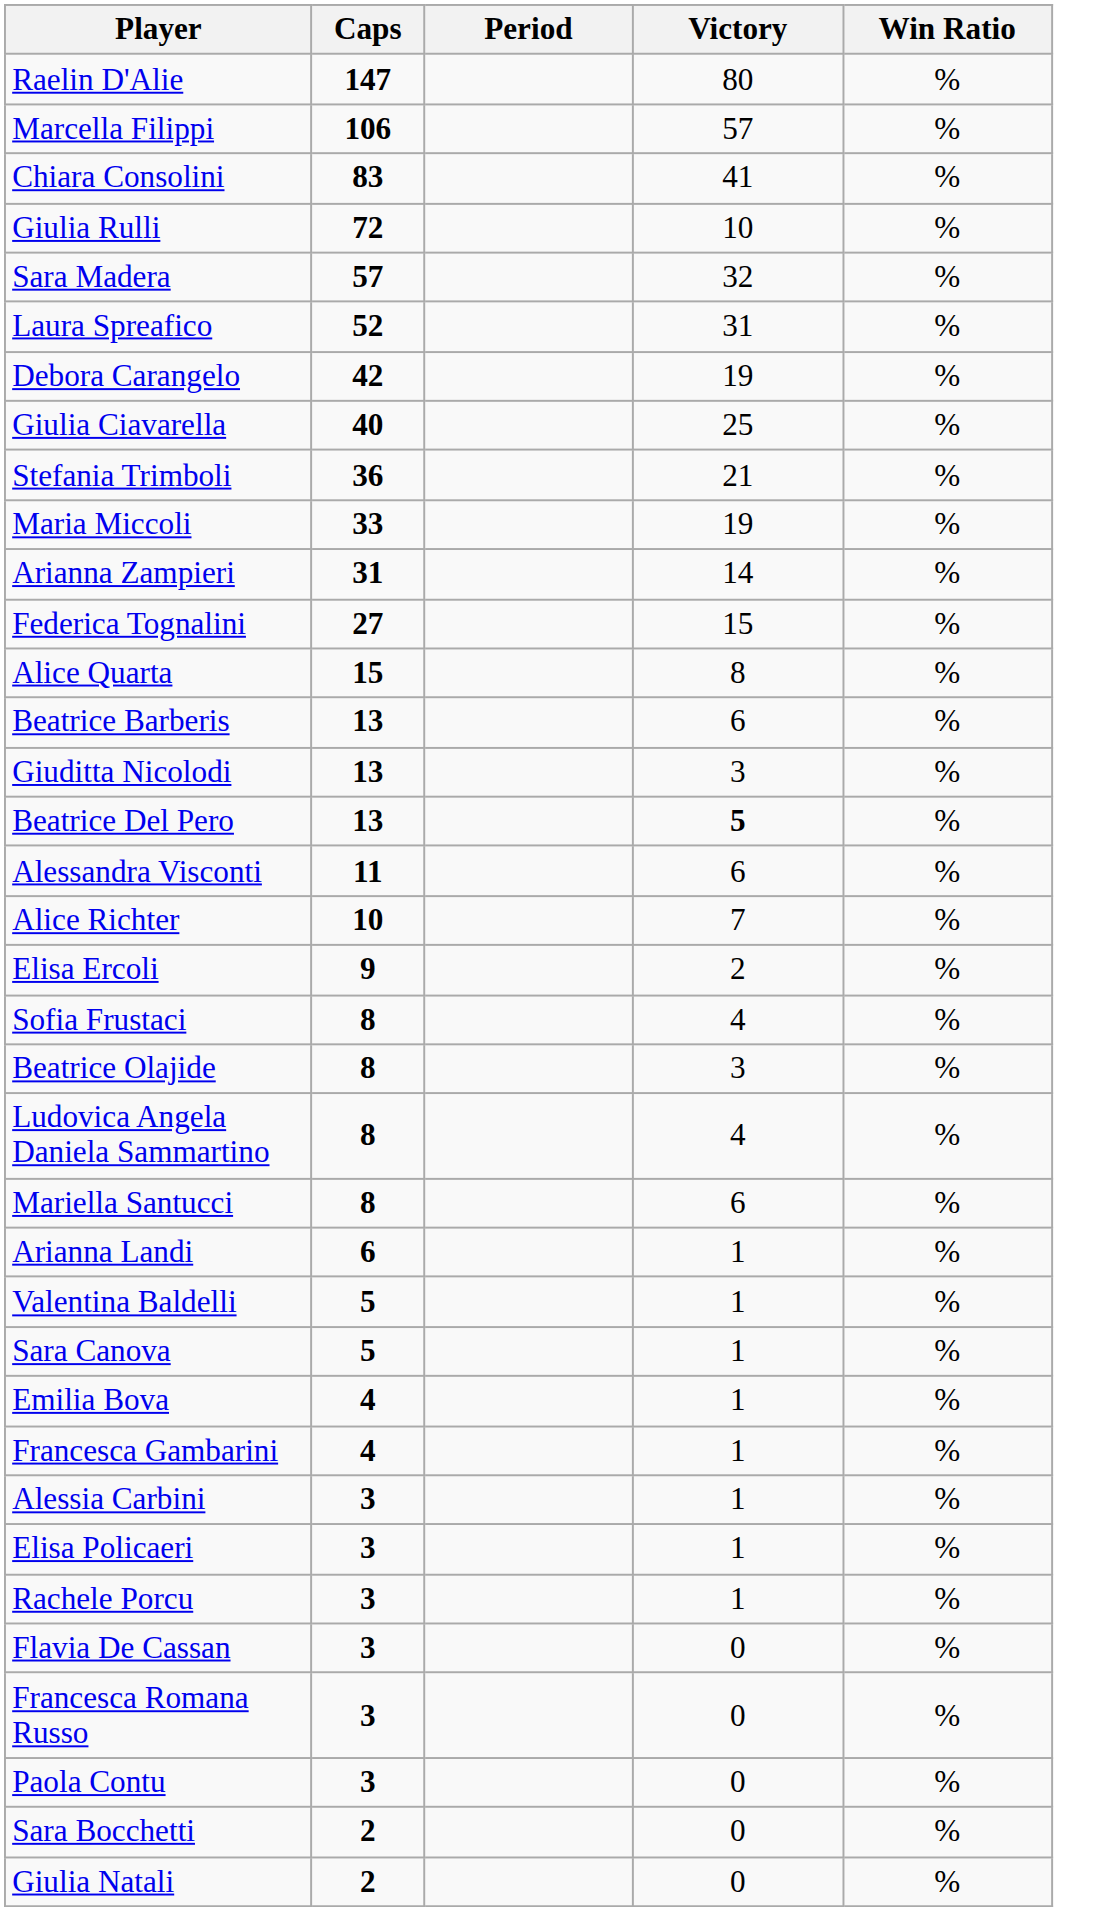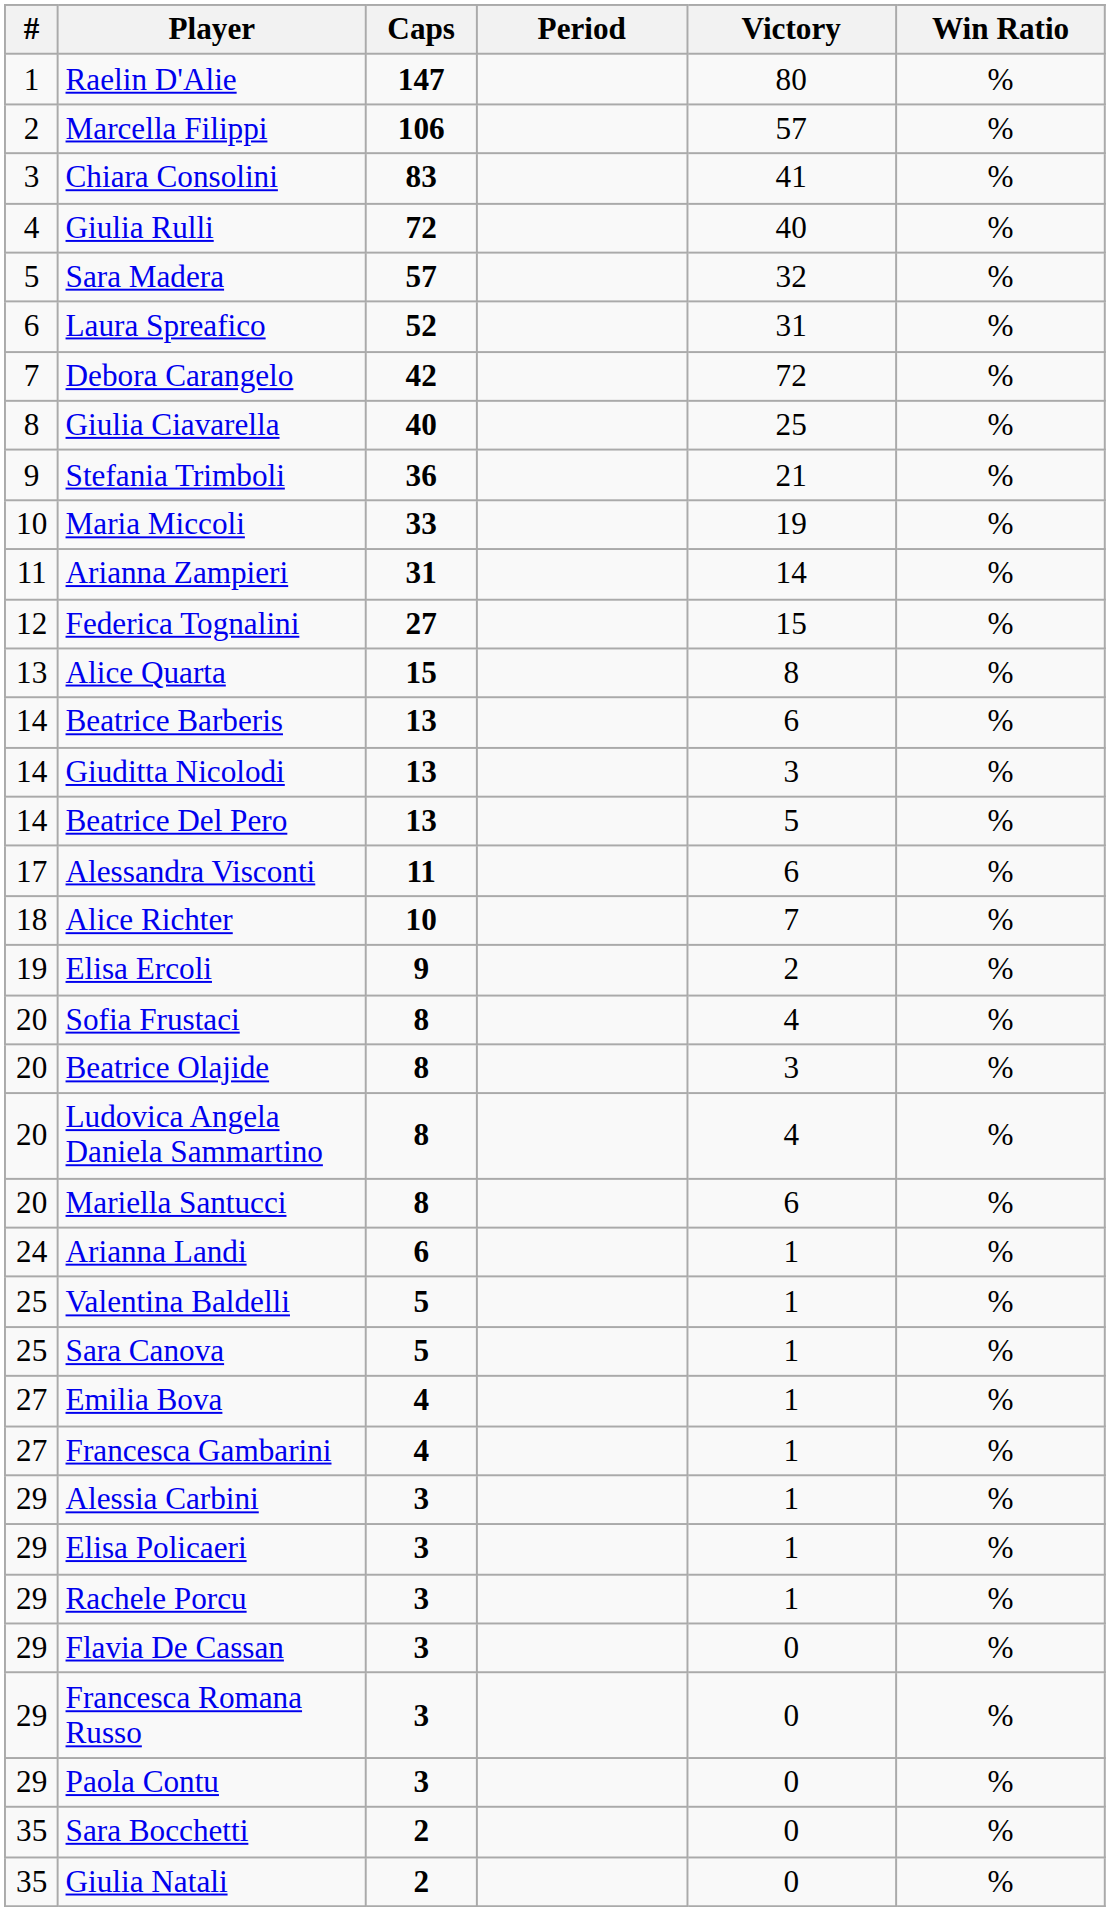+ column: (32, 29)
(738, 227) 10 -> (791, 227) 40
(738, 375) 19 -> (791, 375) 72
(738, 820) bold -> (791, 820) normal
